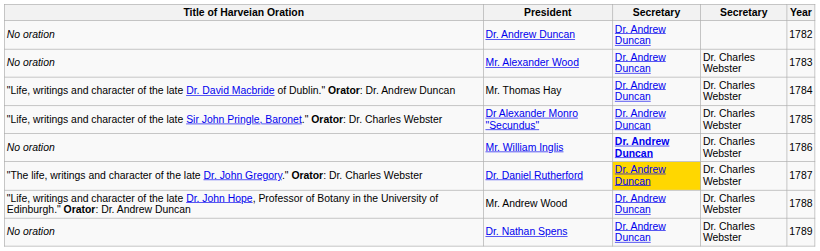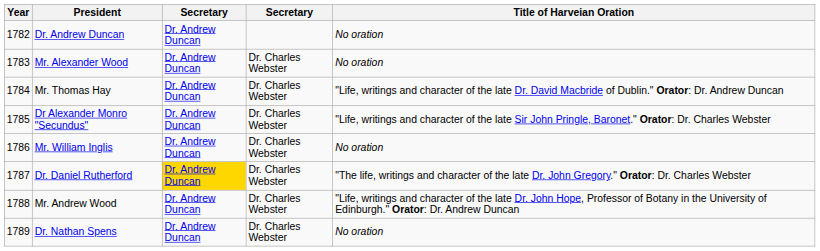columns swapped: (801, 12) <-> (244, 12)
(642, 147) bold -> (190, 147) normal
